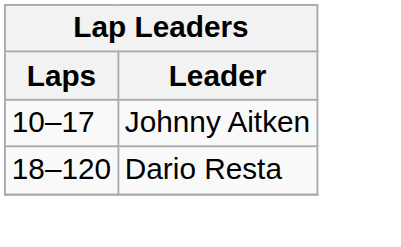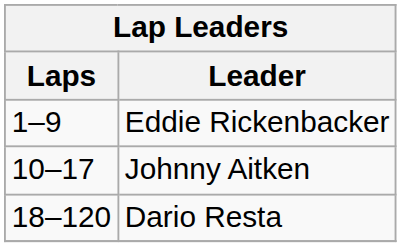+ row: (257, 122)
